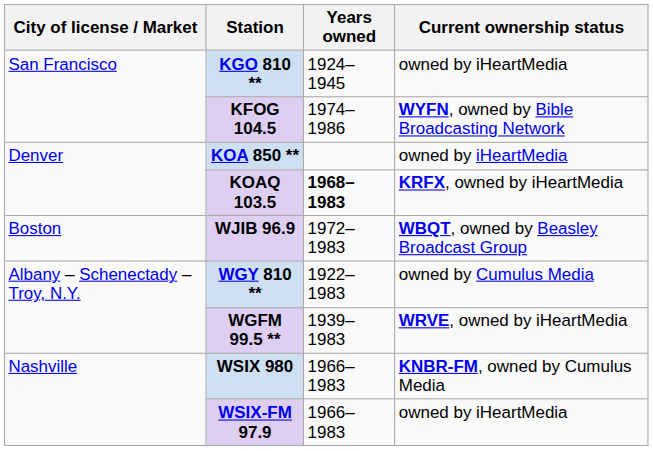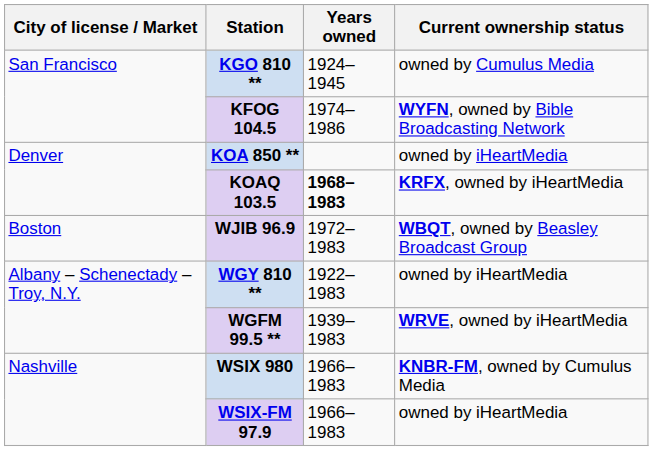(483, 63) owned by iHeartMedia -> (496, 63) owned by Cumulus Media
(496, 274) owned by Cumulus Media -> (483, 274) owned by iHeartMedia
